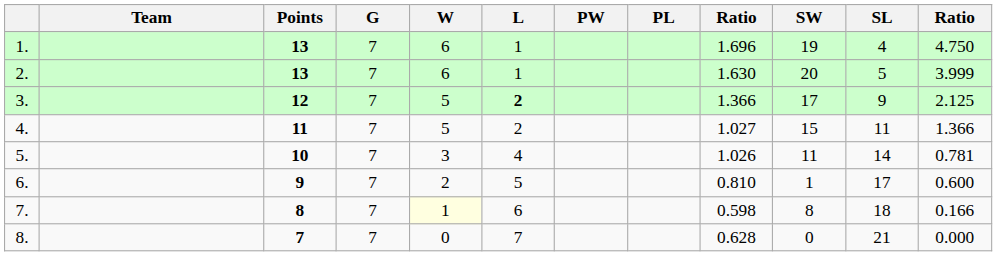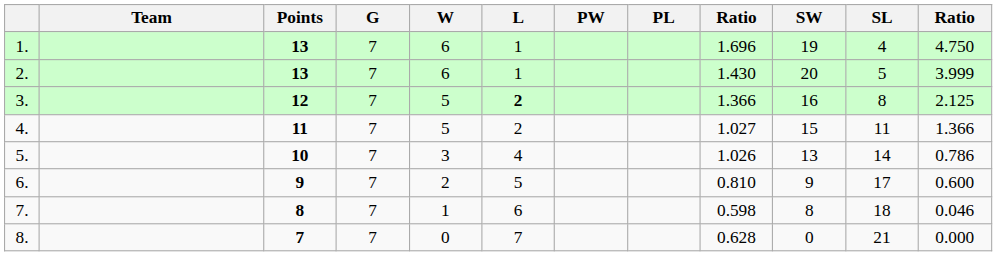(736, 73) 1.630 -> (736, 73) 1.430
(809, 100) 17 -> (809, 100) 16
(882, 100) 9 -> (882, 100) 8
(809, 155) 11 -> (809, 155) 13
(955, 155) 0.781 -> (955, 155) 0.786
(809, 182) 1 -> (809, 182) 9
(445, 210) lightyellow background -> (445, 210) no background
(955, 210) 0.166 -> (955, 210) 0.046
